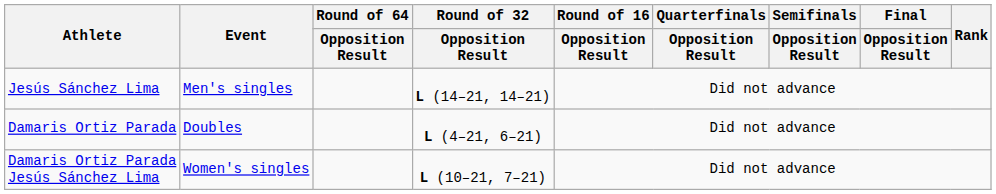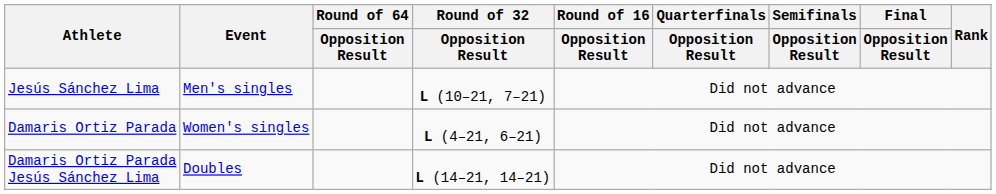(483, 97) L (14–21, 14–21) -> (483, 97) L (10–21, 7–21)
(213, 129) Doubles -> (246, 129) Women's singles
(246, 169) Women's singles -> (213, 169) Doubles
(483, 178) L (10–21, 7–21) -> (483, 178) L (14–21, 14–21)
